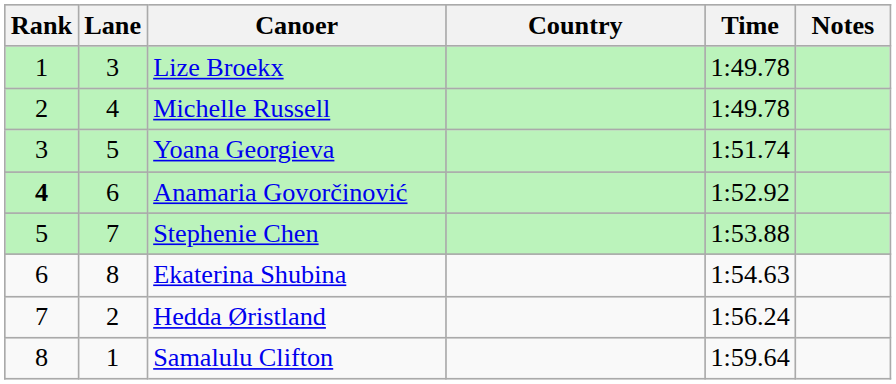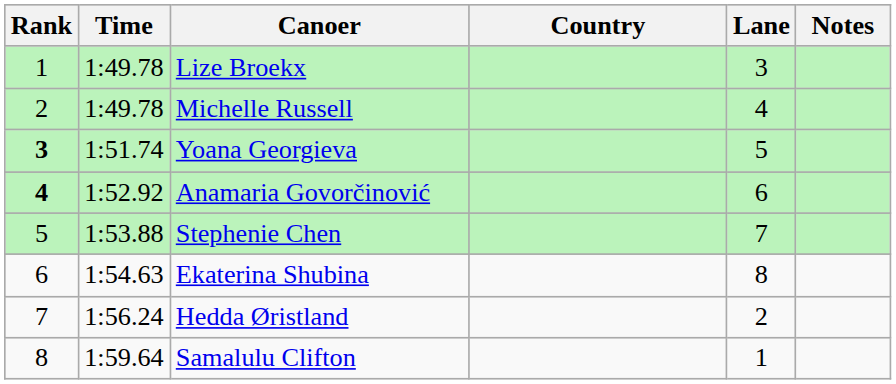columns swapped: (113, 25) <-> (750, 25)
(41, 150) normal -> (41, 150) bold
